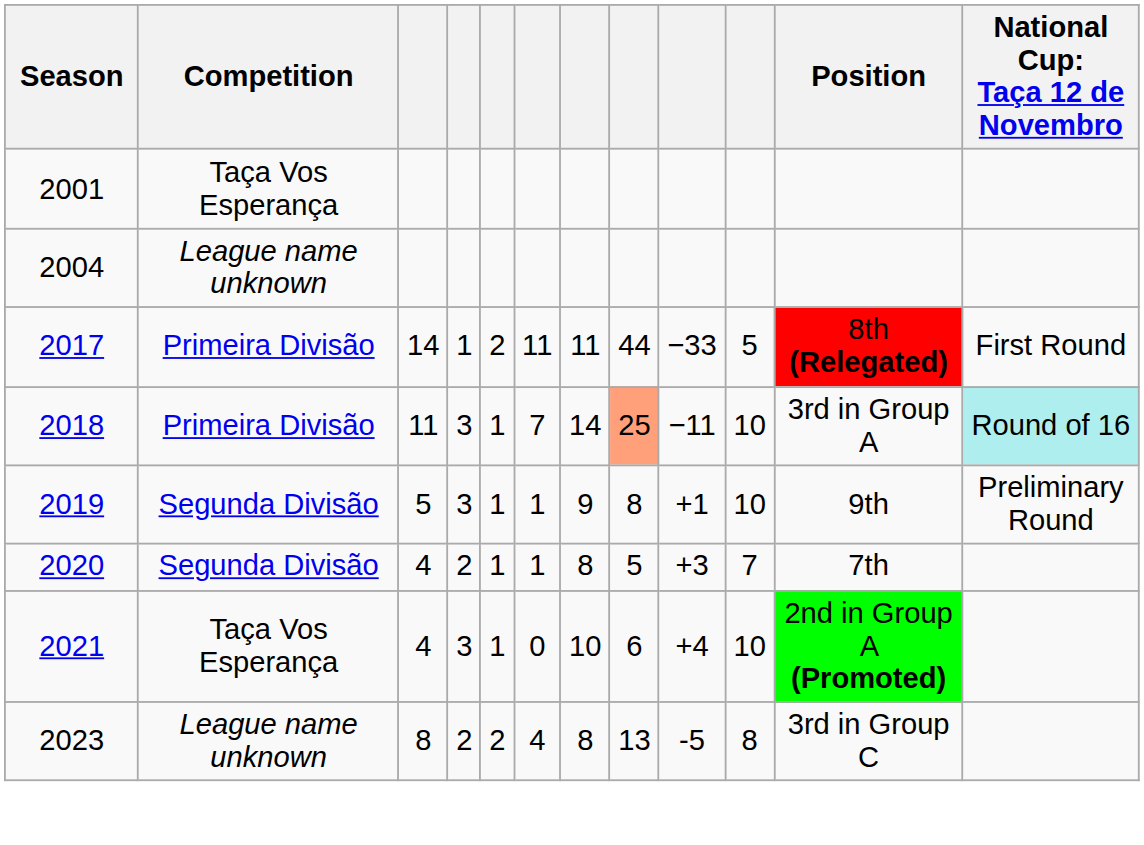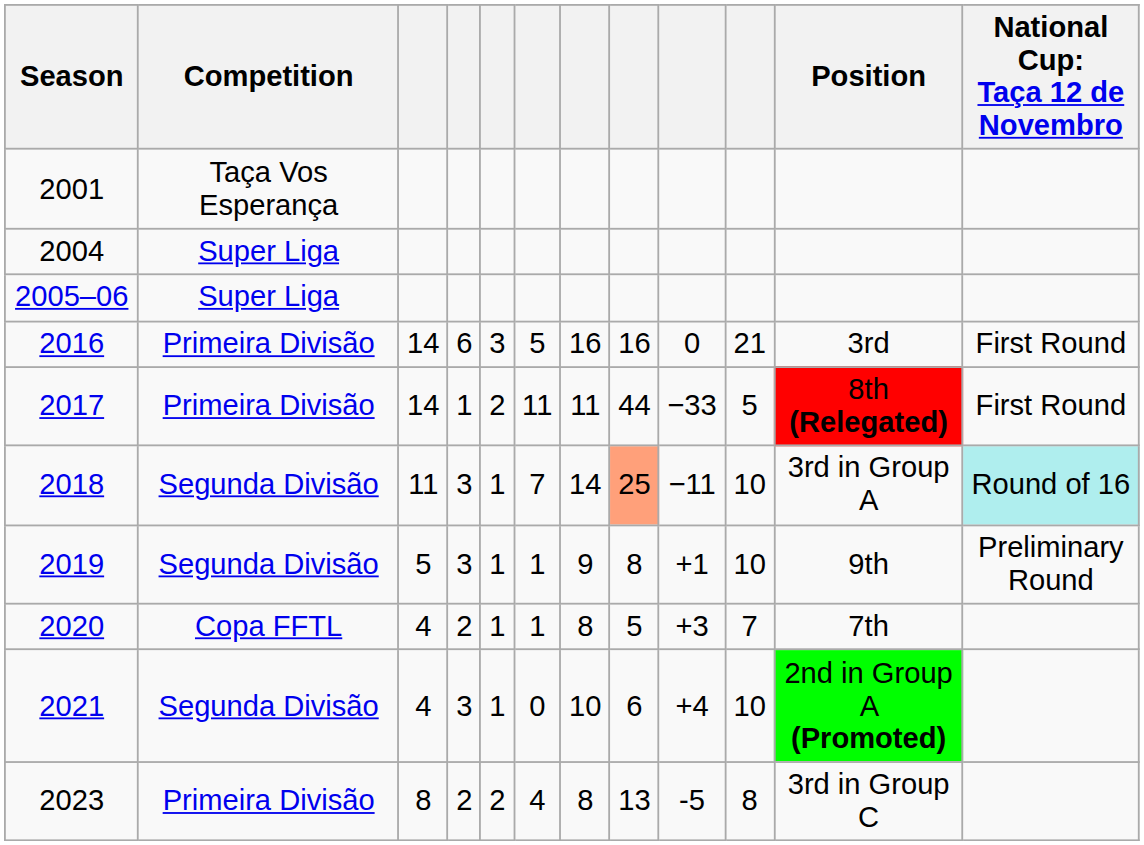(269, 267) League name unknown -> (269, 250) Super Liga
+ row: (72, 297)
+ row: (72, 343)
(269, 425) Primeira Divisão -> (269, 484) Segunda Divisão
(269, 566) Segunda Divisão -> (269, 626) Copa FFTL
(269, 645) Taça Vos Esperança -> (269, 705) Segunda Divisão
(269, 741) League name unknown -> (269, 800) Primeira Divisão
